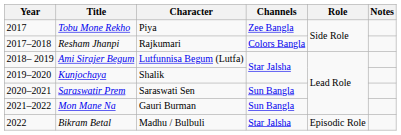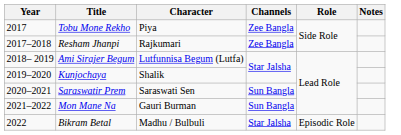(277, 43) Colors Bangla -> (271, 43) Zee Bangla
